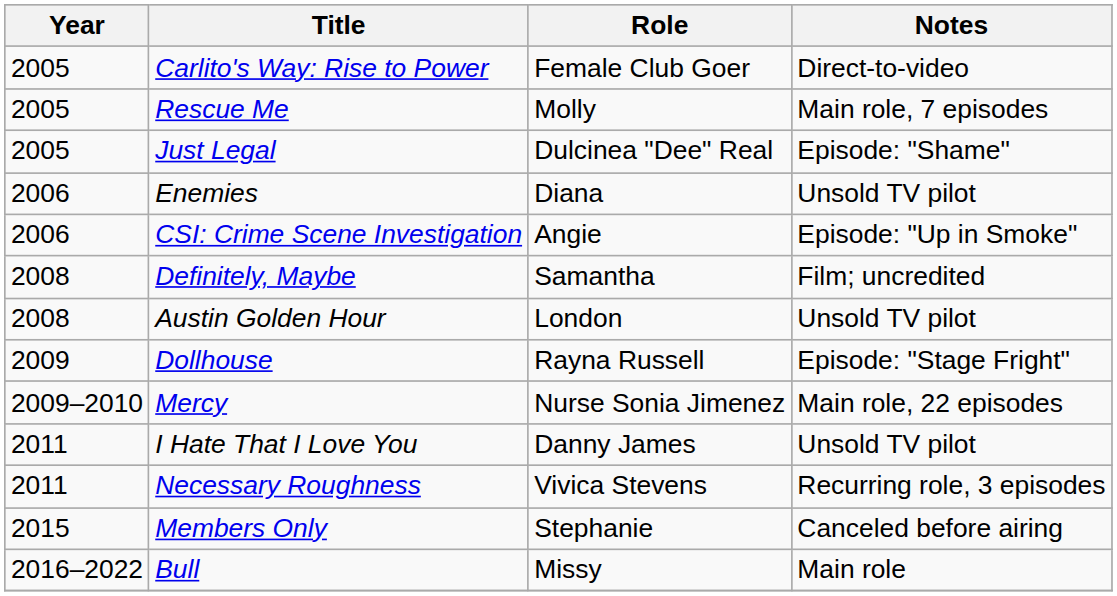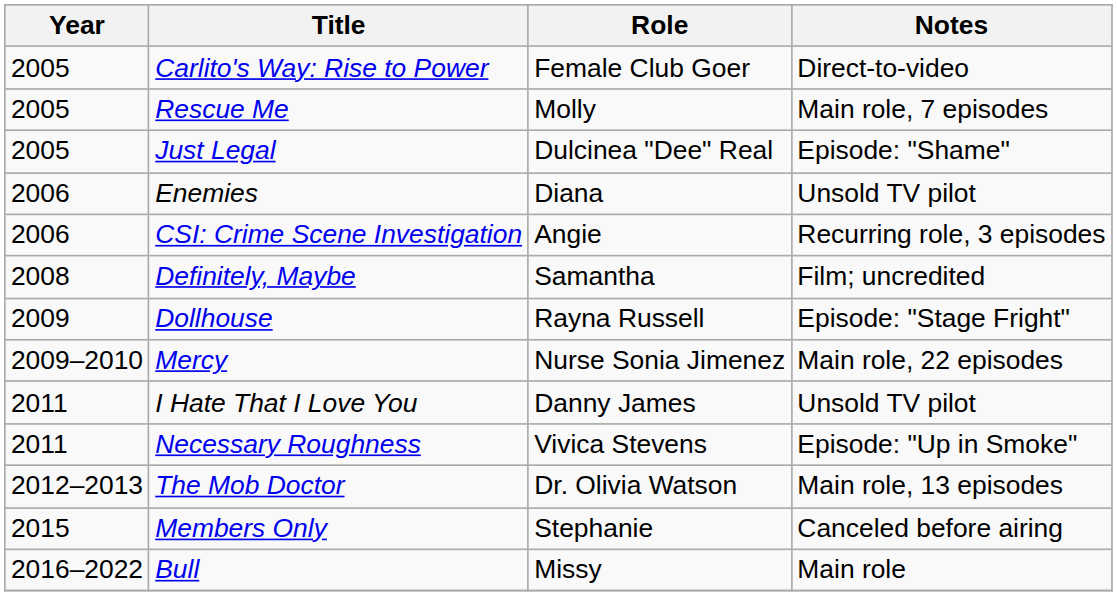(937, 234) Episode: "Up in Smoke" -> (951, 234) Recurring role, 3 episodes
- row: (270, 318)
(951, 485) Recurring role, 3 episodes -> (937, 444) Episode: "Up in Smoke"
+ row: (250, 485)
